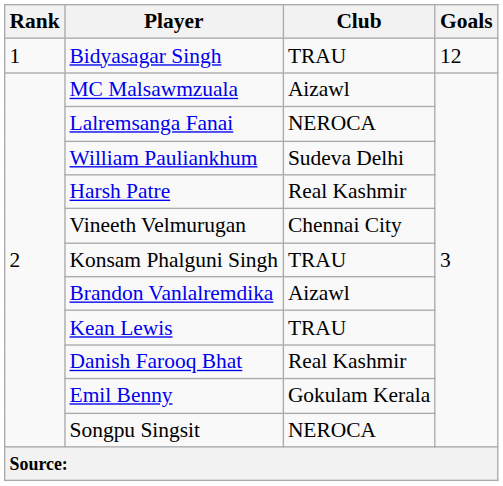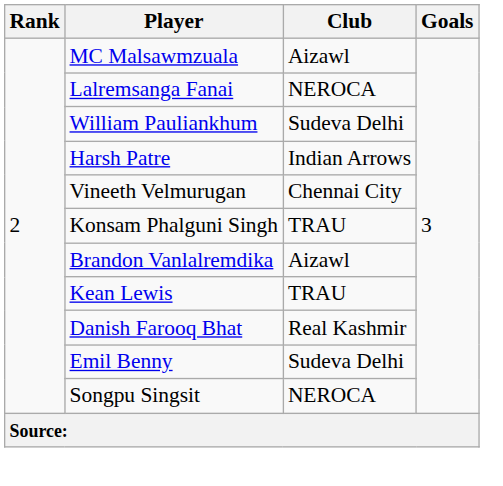- row: (145, 55)
(347, 191) Real Kashmir -> (350, 157) Indian Arrows
(359, 395) Gokulam Kerala -> (346, 361) Sudeva Delhi
